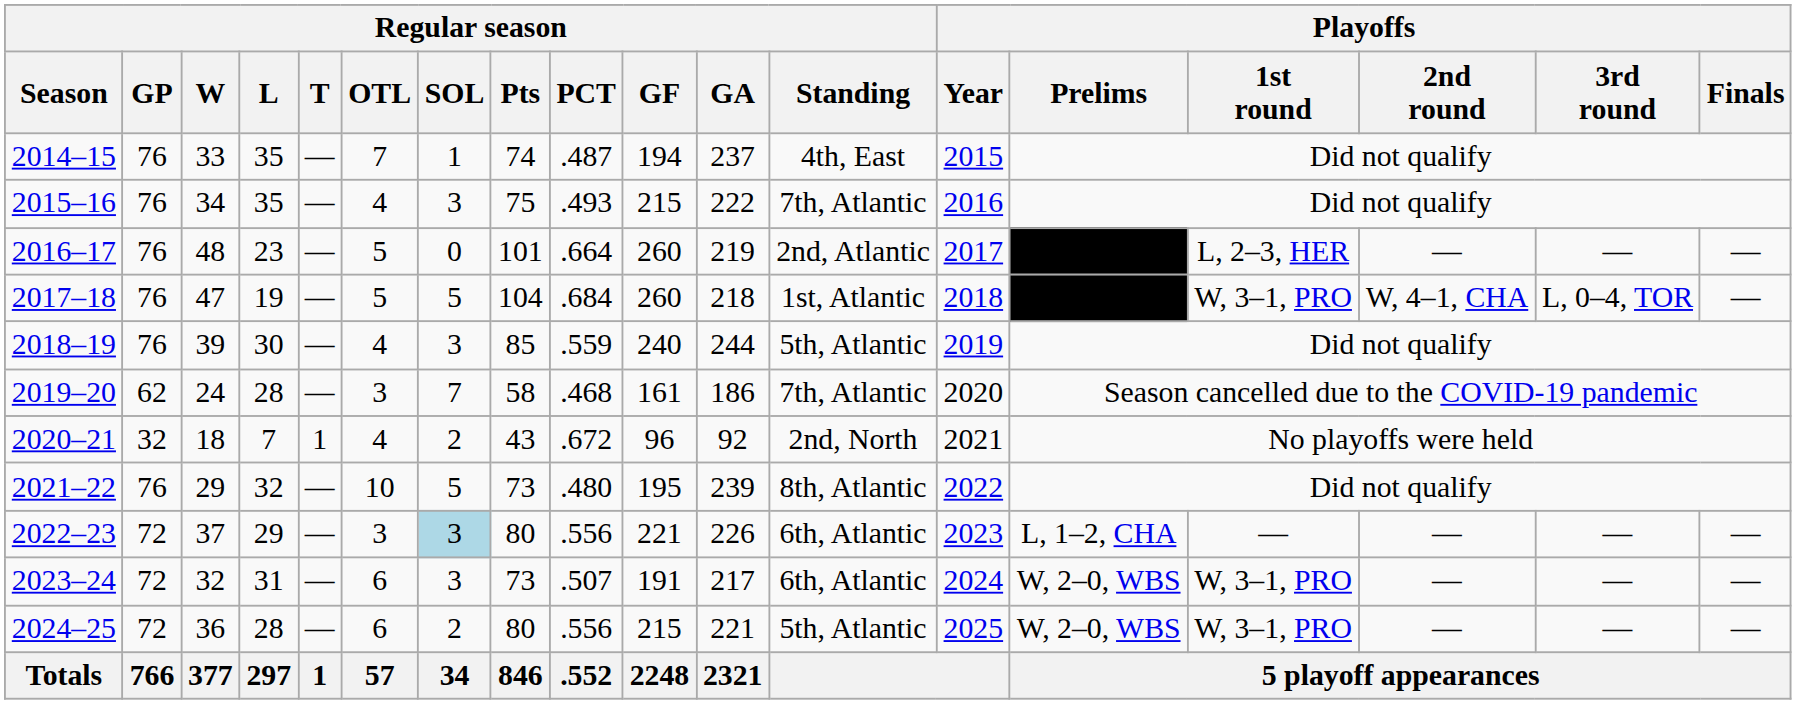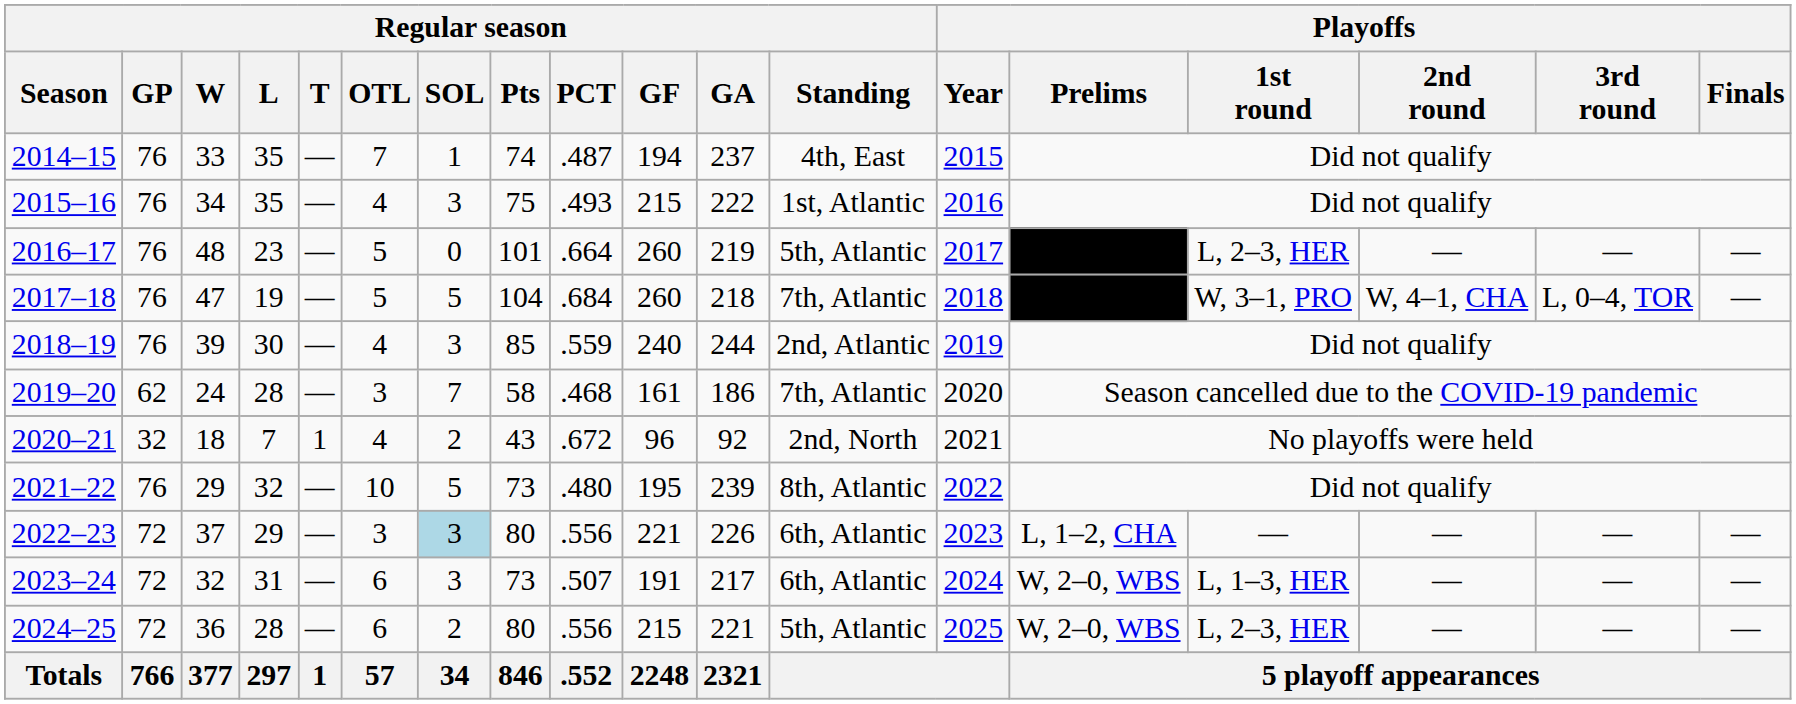(853, 203) 7th, Atlantic -> (853, 203) 1st, Atlantic
(853, 250) 2nd, Atlantic -> (853, 250) 5th, Atlantic
(853, 297) 1st, Atlantic -> (853, 297) 7th, Atlantic
(853, 344) 5th, Atlantic -> (853, 344) 2nd, Atlantic
(1273, 580) W, 3–1, PRO -> (1273, 580) L, 1–3, HER
(1273, 627) W, 3–1, PRO -> (1273, 627) L, 2–3, HER
